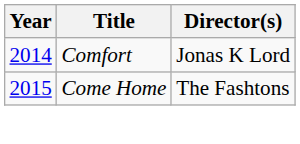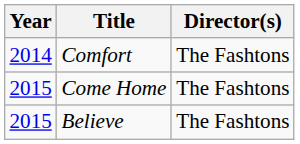(233, 54) Jonas K Lord -> (233, 54) The Fashtons
+ row: (93, 121)
